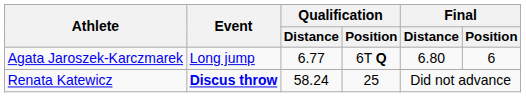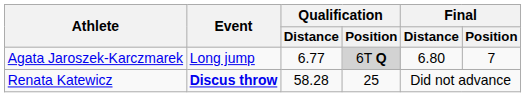(371, 59) no background -> (371, 59) lightgrey background
(491, 59) 6 -> (491, 59) 7
(311, 81) 58.24 -> (311, 81) 58.28
